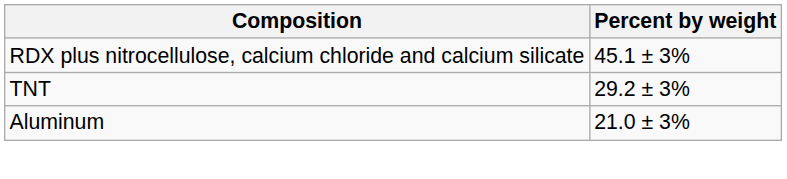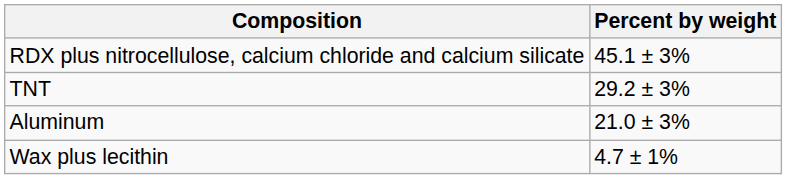+ row: (89, 156)
